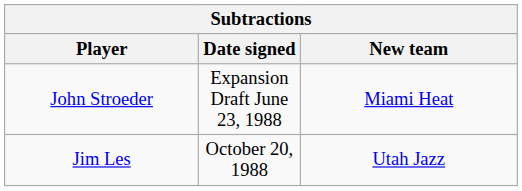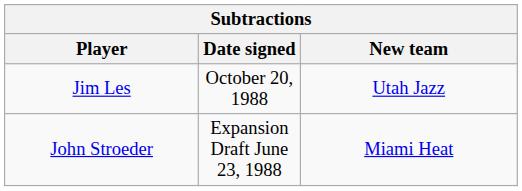rows swapped: (102, 98) <-> (102, 159)
